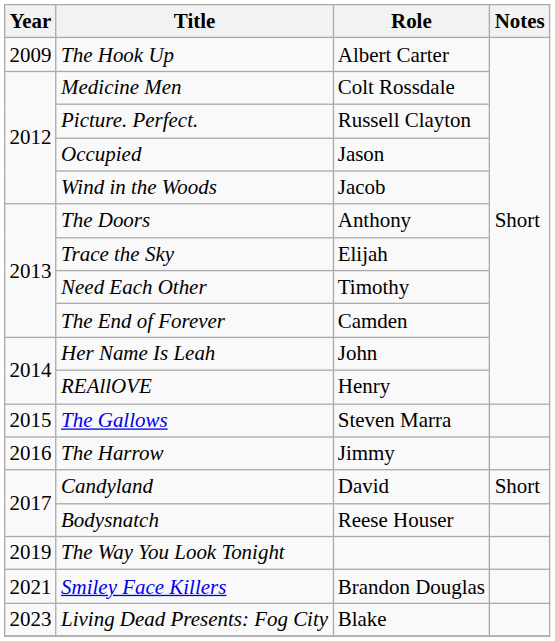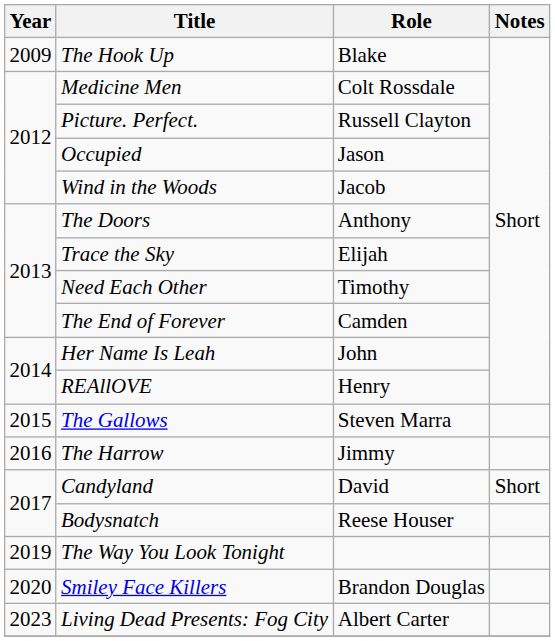(393, 54) Albert Carter -> (362, 54) Blake
(30, 586) 2021 -> (30, 586) 2020
(362, 619) Blake -> (393, 619) Albert Carter
